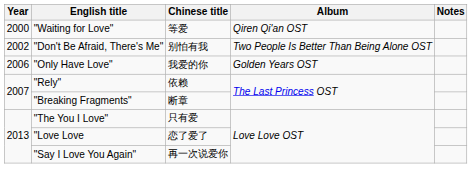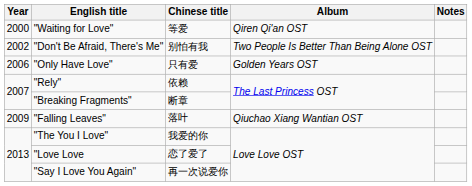(188, 64) 我爱的你 -> (183, 64) 只有爱
+ row: (70, 118)
(183, 118) 只有爱 -> (188, 136) 我爱的你
